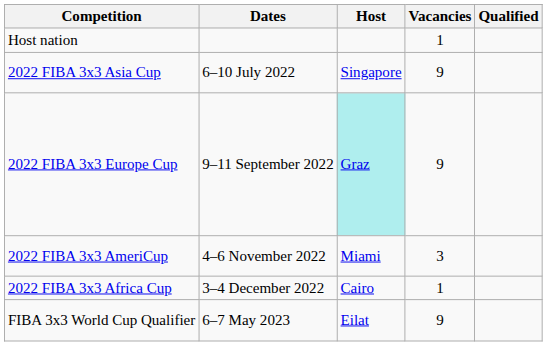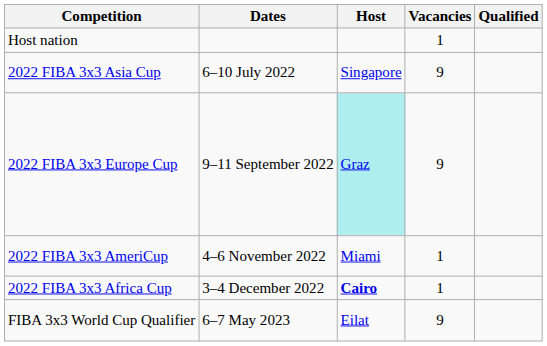(440, 255) 3 -> (440, 255) 1
(357, 287) normal -> (359, 287) bold
